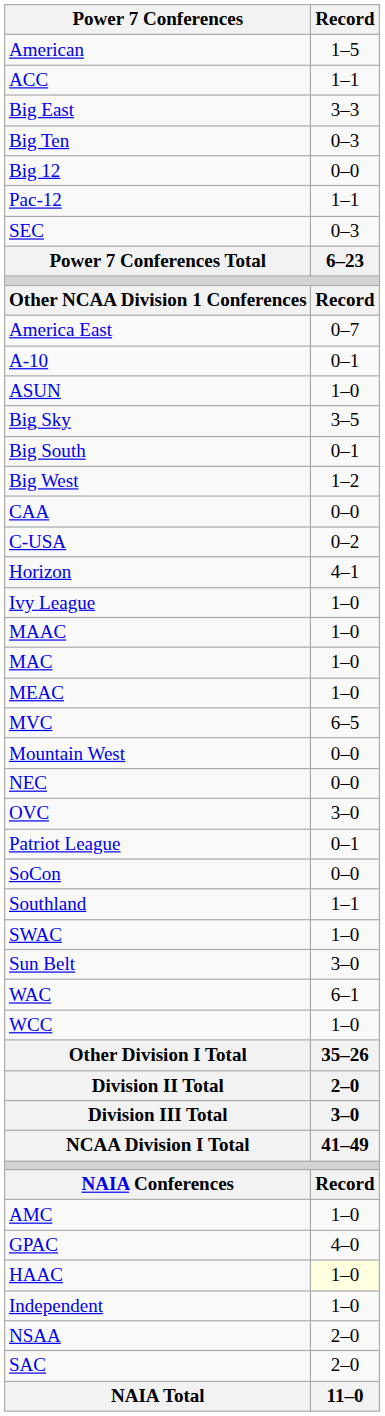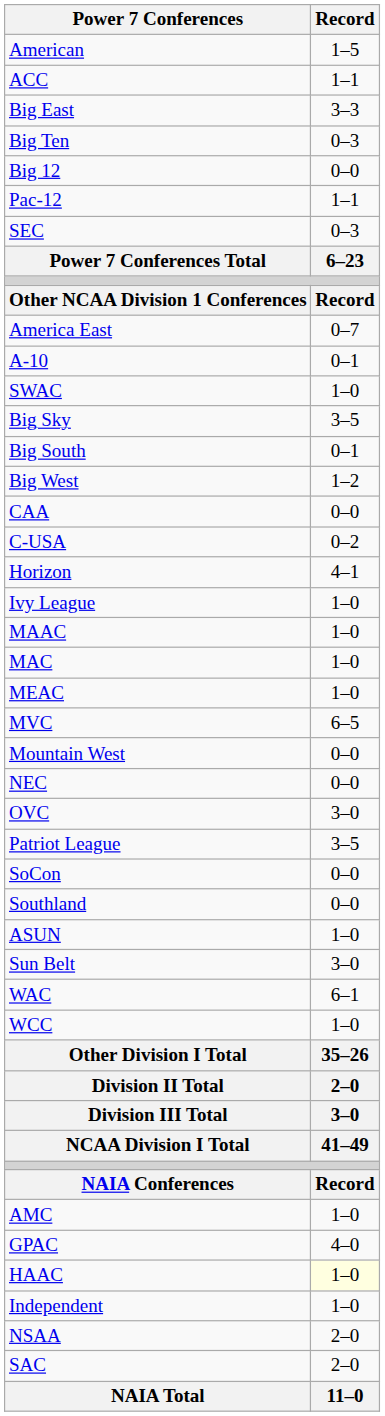rows swapped: (35, 390) <-> (35, 934)
(345, 843) 0–1 -> (345, 843) 3–5
(345, 904) 1–1 -> (345, 904) 0–0
